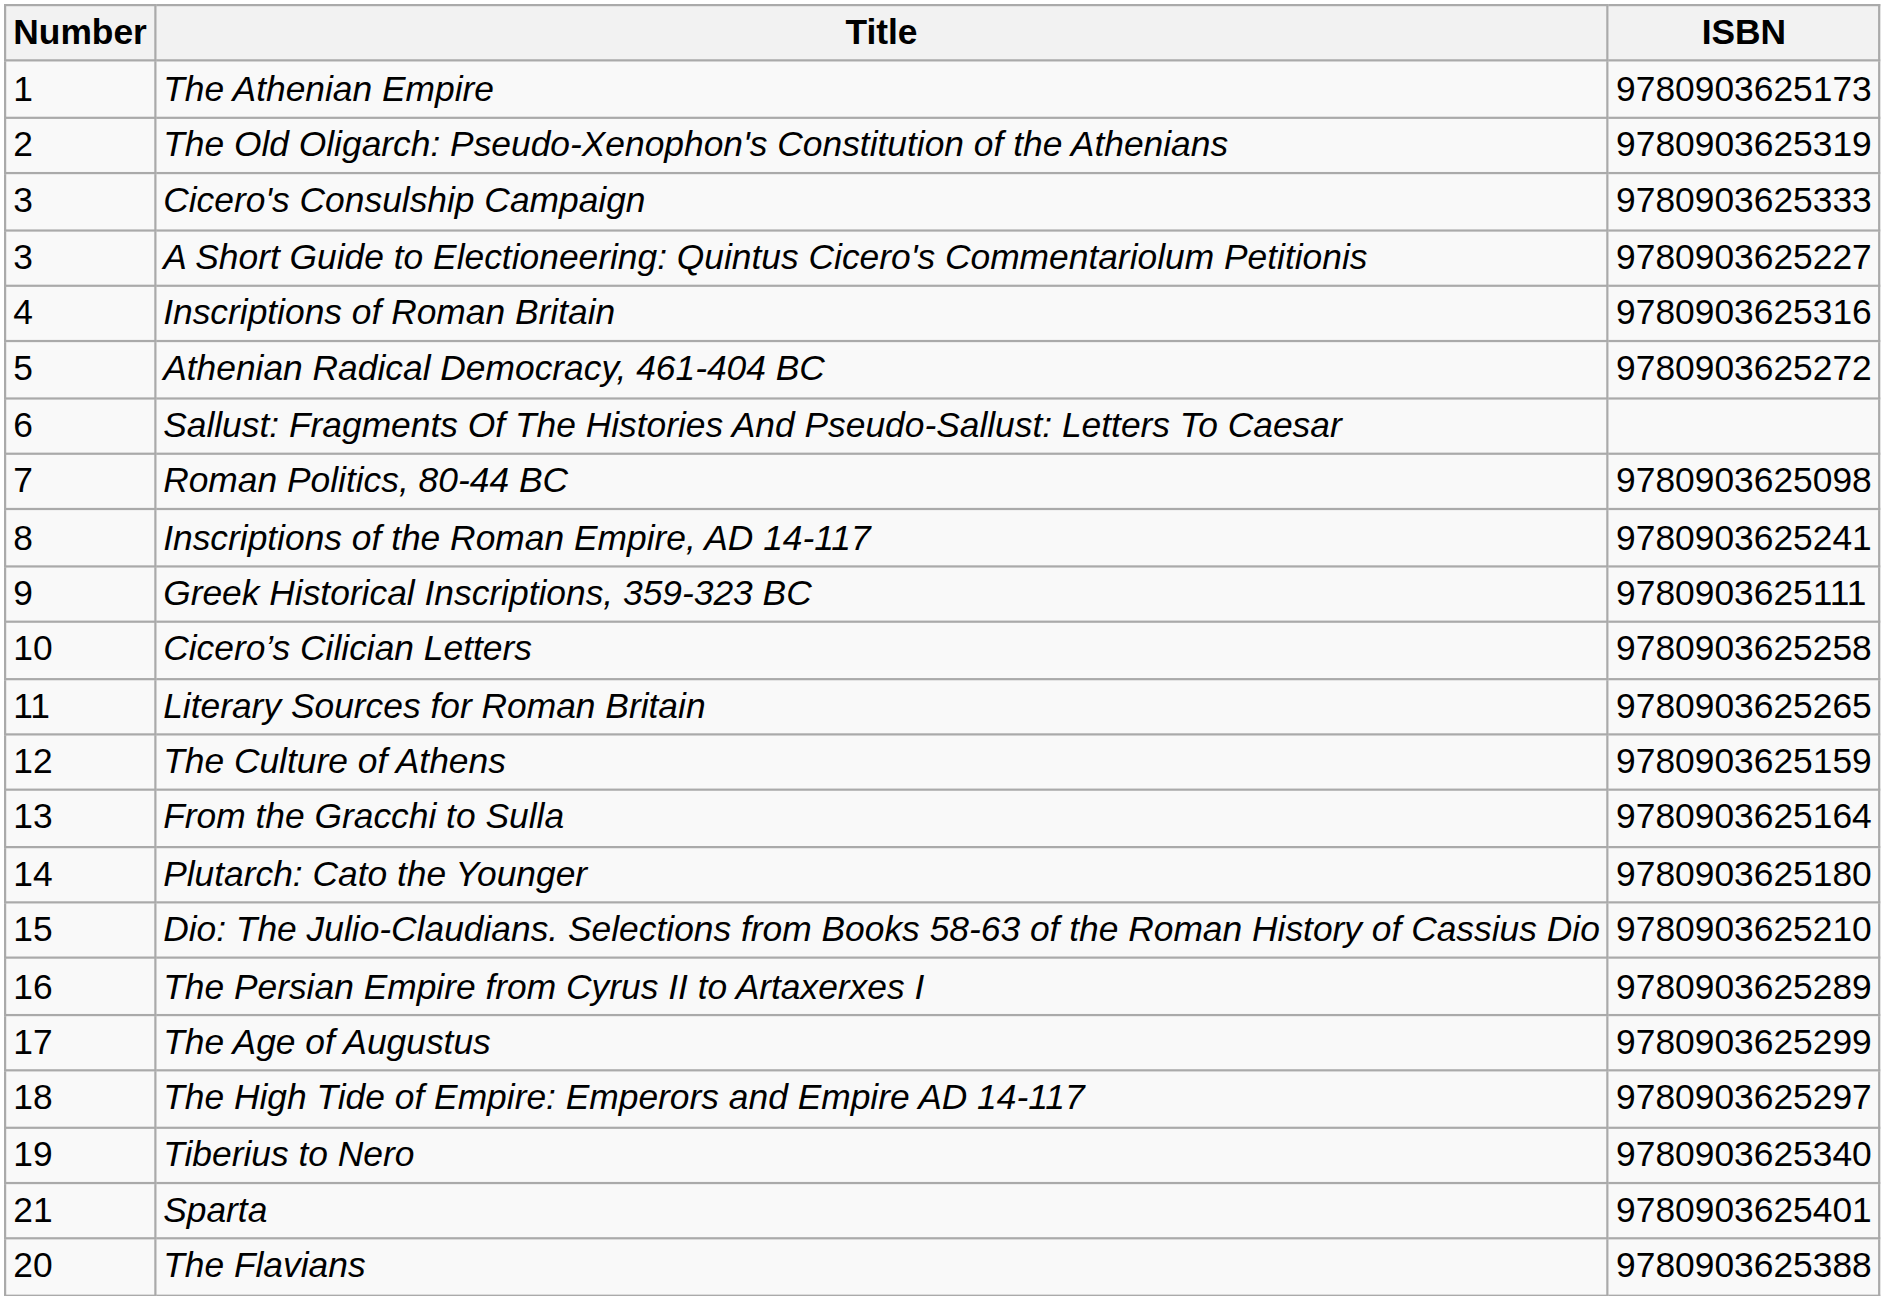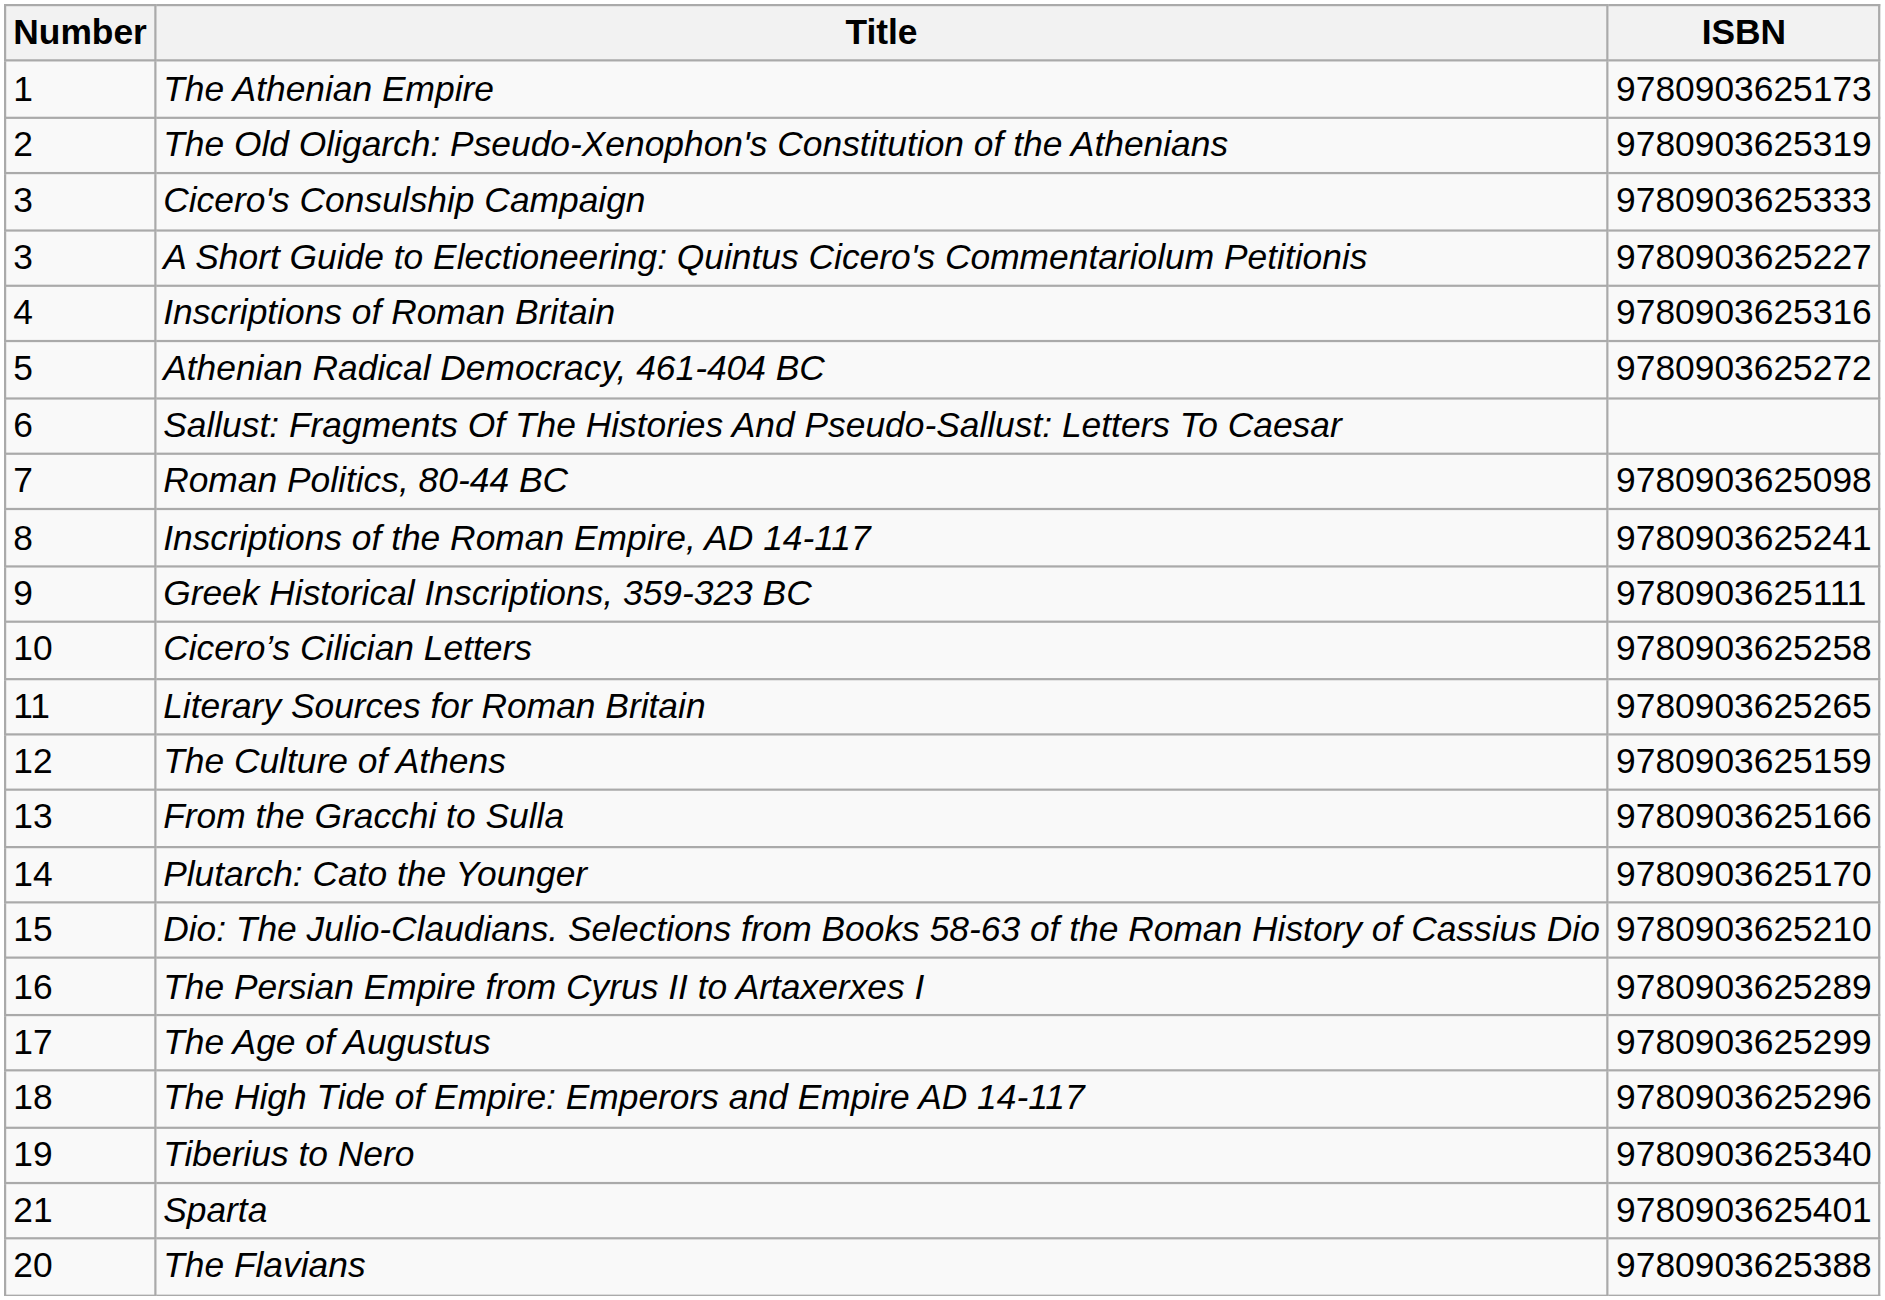(1744, 817) 9780903625164 -> (1744, 817) 9780903625166
(1744, 873) 9780903625180 -> (1744, 873) 9780903625170
(1744, 1098) 9780903625297 -> (1744, 1098) 9780903625296
